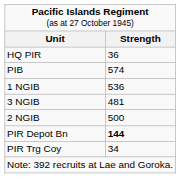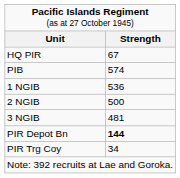(113, 54) 36 -> (113, 54) 67
rows swapped: (23, 117) <-> (23, 102)
